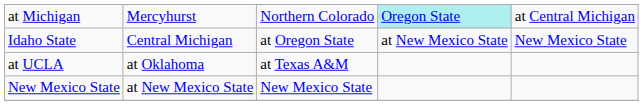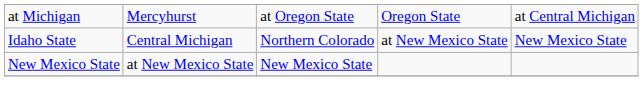(317, 16) Northern Colorado -> (307, 16) at Oregon State
(421, 16) paleturquoise background -> (421, 16) no background
(307, 40) at Oregon State -> (317, 40) Northern Colorado
- row: (36, 64)
